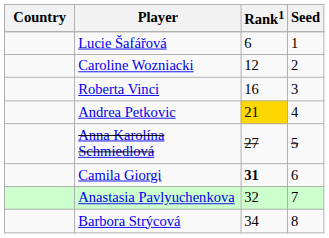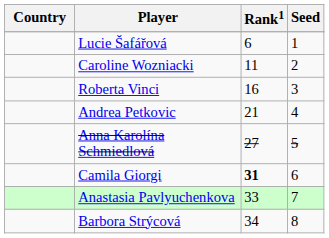(251, 66) 12 -> (251, 66) 11
(251, 112) gold background -> (251, 112) no background
(251, 198) 32 -> (251, 198) 33
